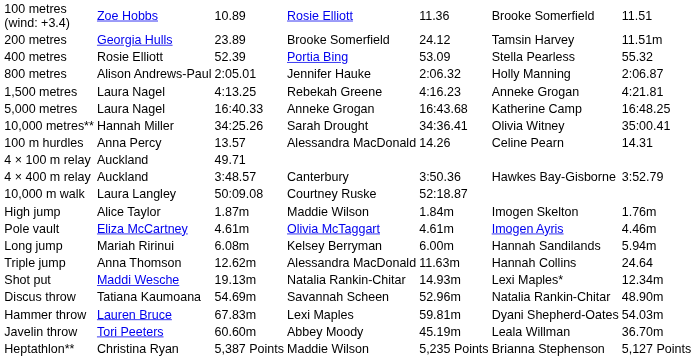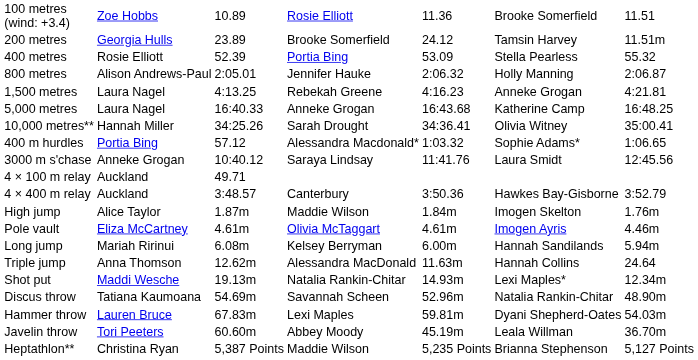- row: (44, 143)
+ row: (44, 143)
+ row: (48, 160)
- row: (45, 194)
